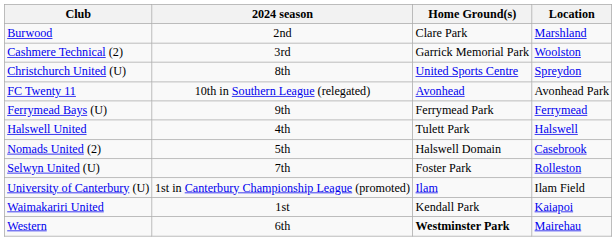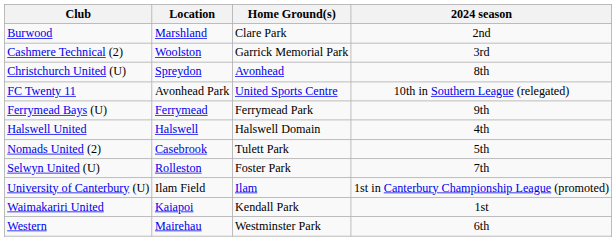columns swapped: (572, 14) <-> (282, 14)
(467, 71) United Sports Centre -> (260, 71) Avonhead
(440, 91) Avonhead -> (286, 91) United Sports Centre
(443, 129) Tulett Park -> (278, 129) Halswell Domain
(458, 149) Halswell Domain -> (262, 149) Tulett Park
(463, 226) bold -> (278, 226) normal
